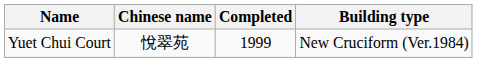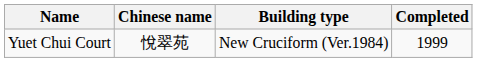columns swapped: (384, 16) <-> (256, 16)
